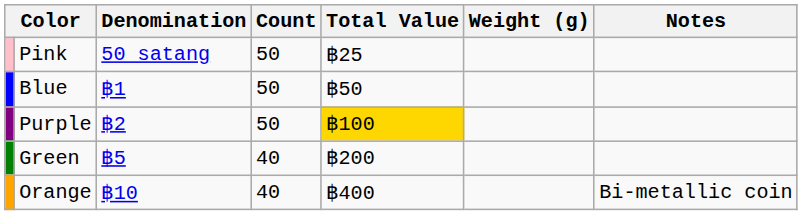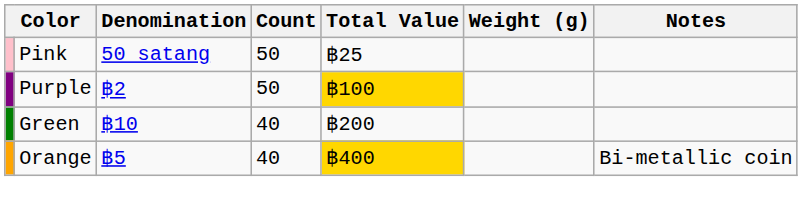- row: (43, 89)
(114, 159) ฿5 -> (120, 124) ฿10
(120, 193) ฿10 -> (114, 159) ฿5
(350, 193) no background -> (350, 159) gold background
